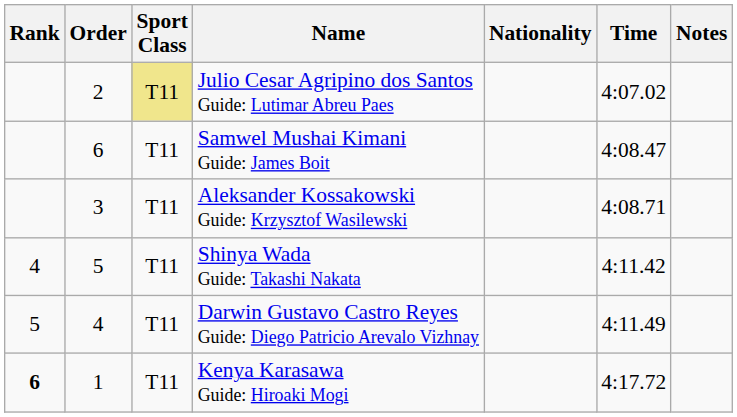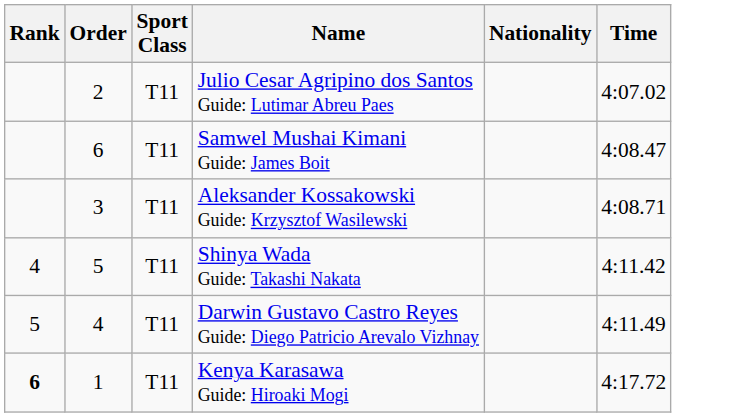- column: (702, 33)
(162, 91) khaki background -> (162, 91) no background
